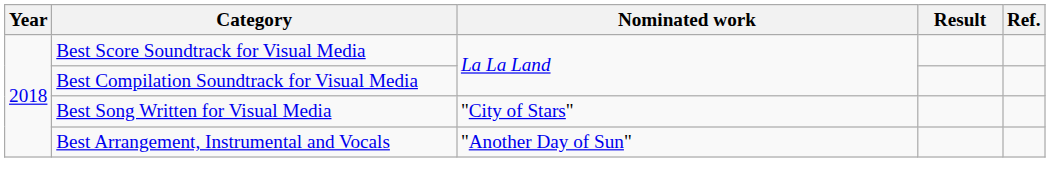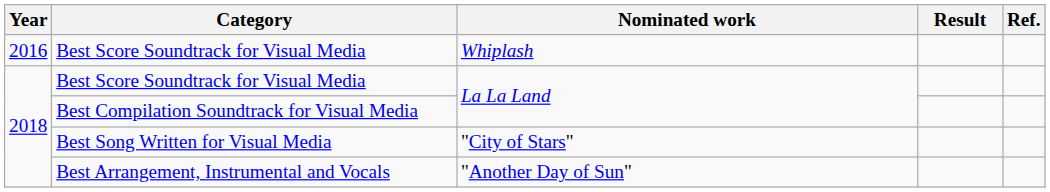+ row: (211, 50)
